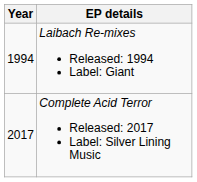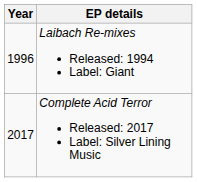(20, 58) 1994 -> (20, 58) 1996
